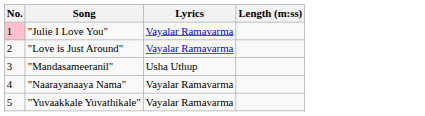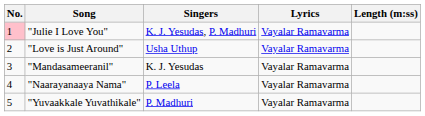+ column: (201, 13)
(172, 66) Usha Uthup -> (305, 66) Vayalar Ramavarma
